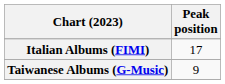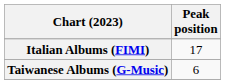(196, 69) 9 -> (196, 69) 6
